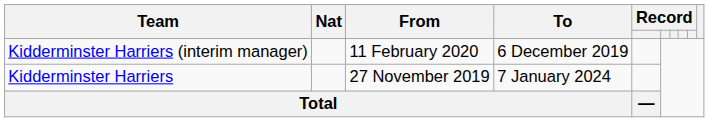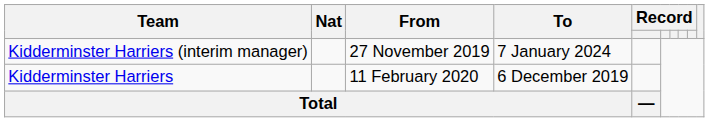(414, 51) 11 February 2020 -> (420, 51) 27 November 2019
(563, 51) 6 December 2019 -> (554, 51) 7 January 2024
(420, 77) 27 November 2019 -> (414, 77) 11 February 2020
(554, 77) 7 January 2024 -> (563, 77) 6 December 2019
